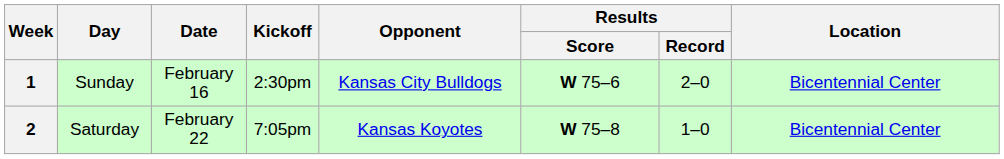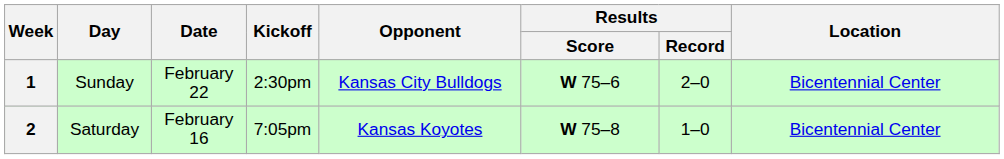(199, 82) February 16 -> (199, 82) February 22
(199, 129) February 22 -> (199, 129) February 16
